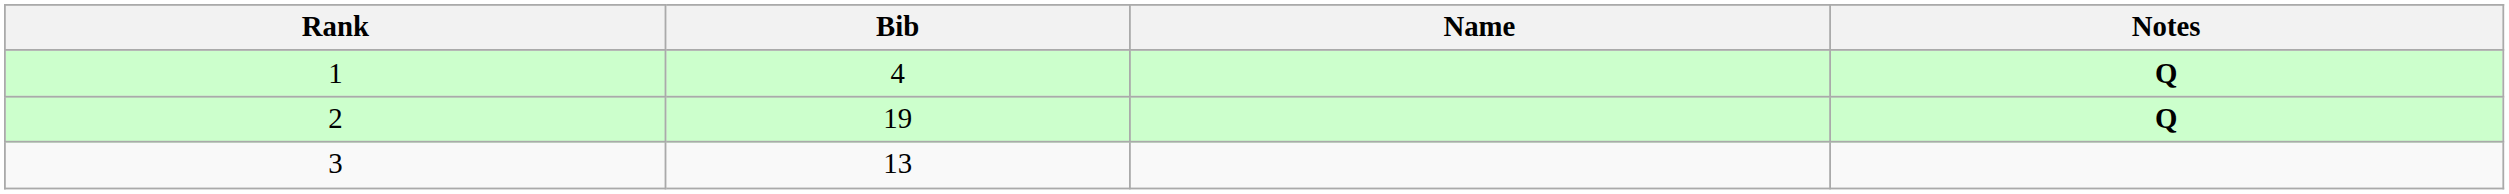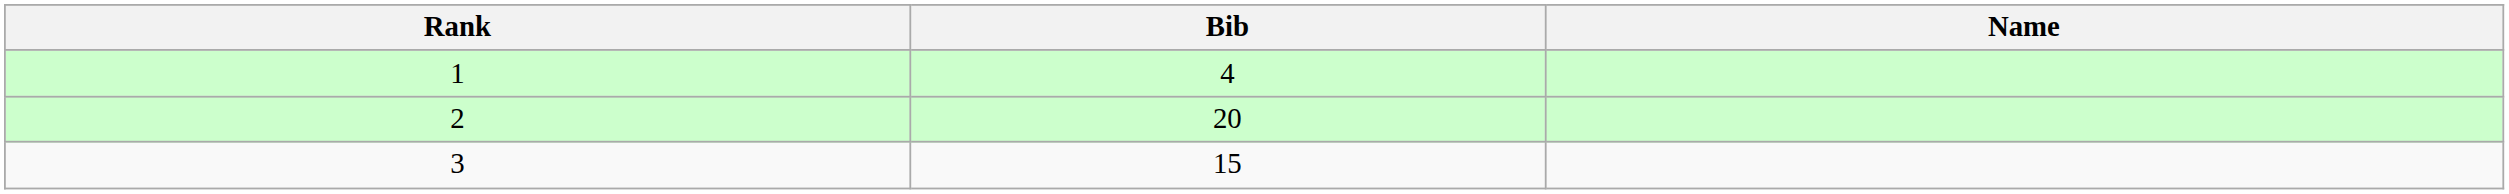- column: (2166, 27)
(898, 118) 19 -> (1227, 118) 20
(898, 164) 13 -> (1227, 164) 15
